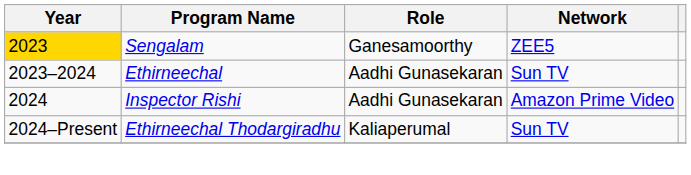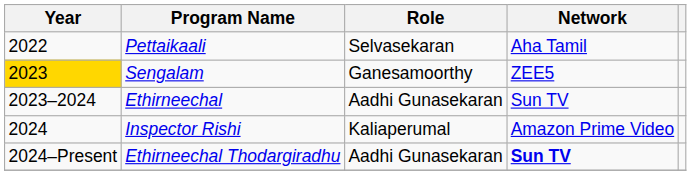+ row: (165, 45)
(426, 101) Aadhi Gunasekaran -> (399, 128) Kaliaperumal
(399, 128) Kaliaperumal -> (426, 156) Aadhi Gunasekaran
(540, 128) normal -> (541, 156) bold
